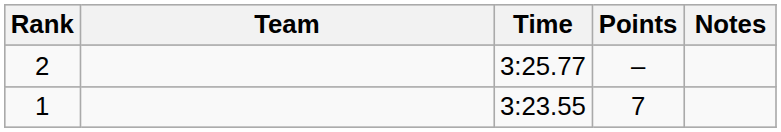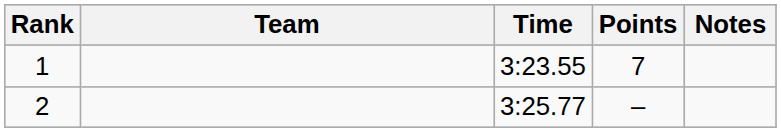rows swapped: (42, 106) <-> (42, 65)
